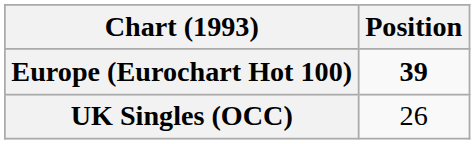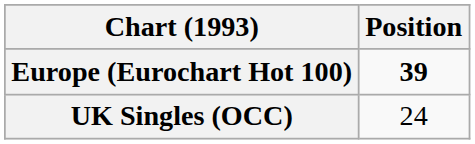(414, 116) 26 -> (414, 116) 24
